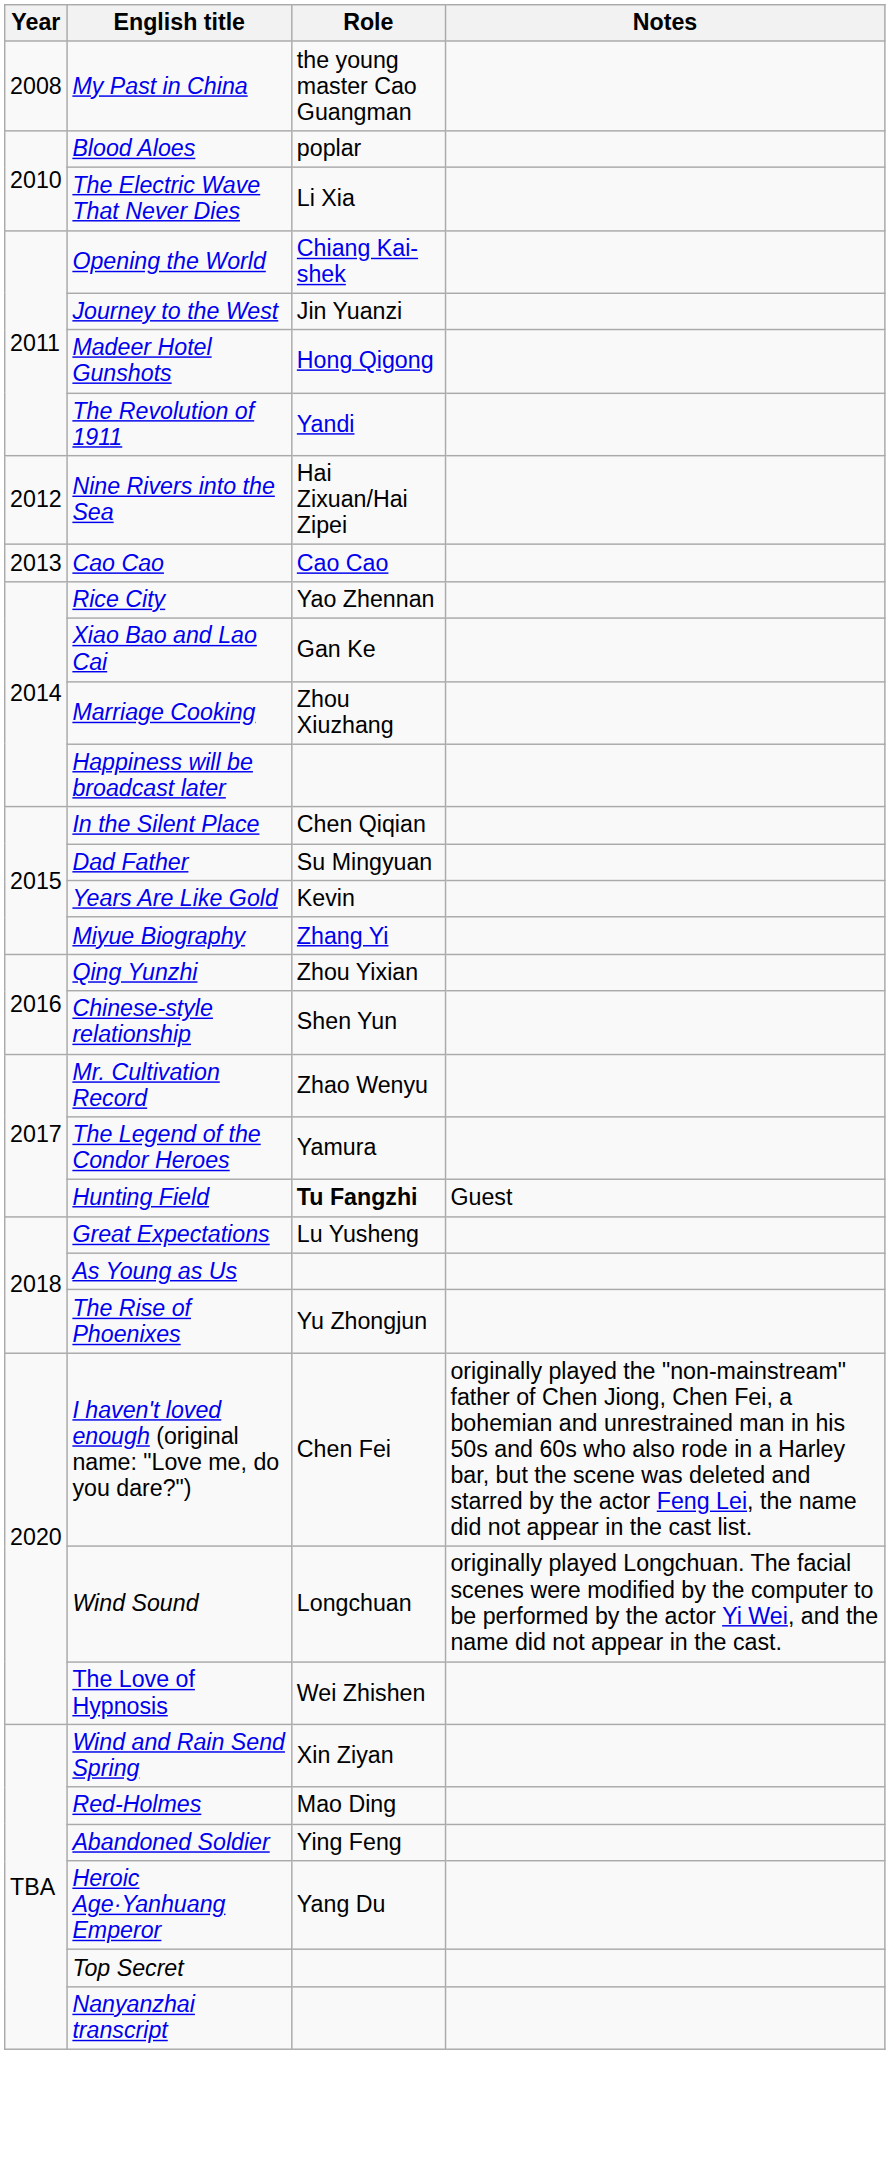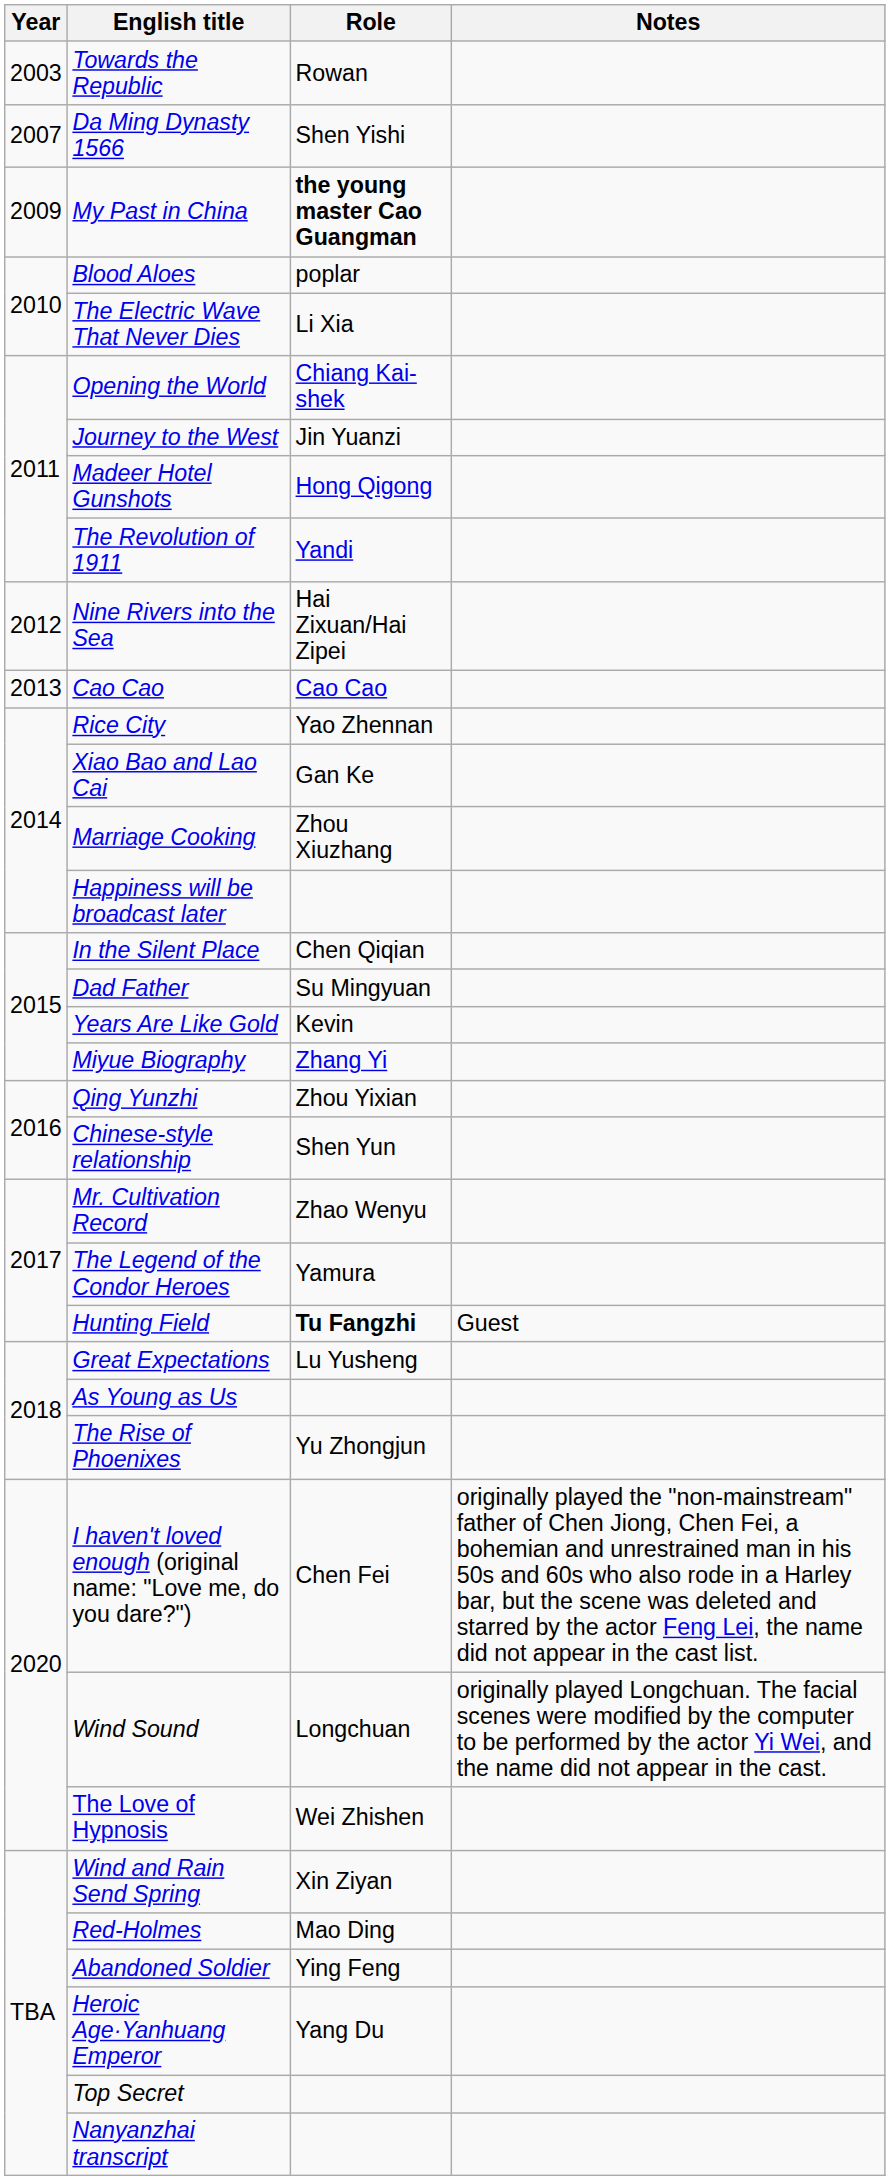+ row: (135, 72)
+ row: (161, 135)
(36, 85) 2008 -> (36, 211) 2009
(357, 85) normal -> (359, 211) bold
